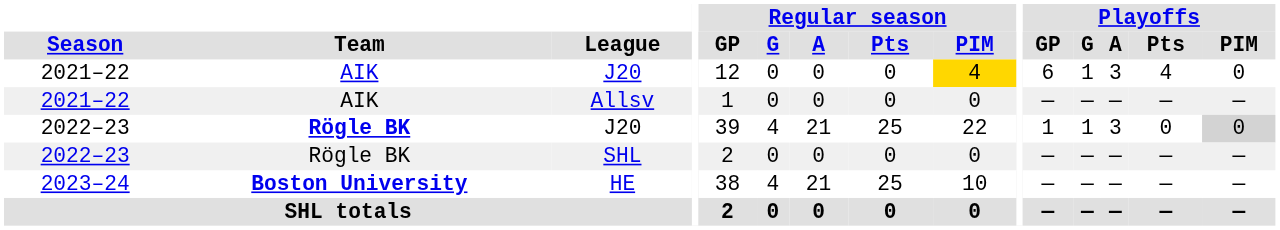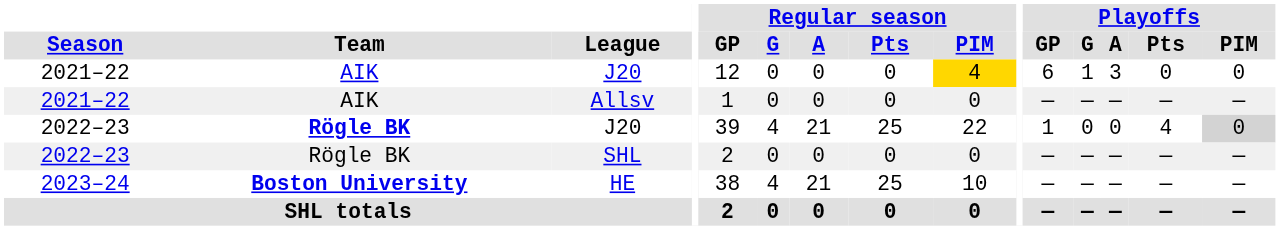(1166, 73) 4 -> (1166, 73) 0
(1087, 129) 1 -> (1087, 129) 0
(1115, 129) 3 -> (1115, 129) 0
(1166, 129) 0 -> (1166, 129) 4
